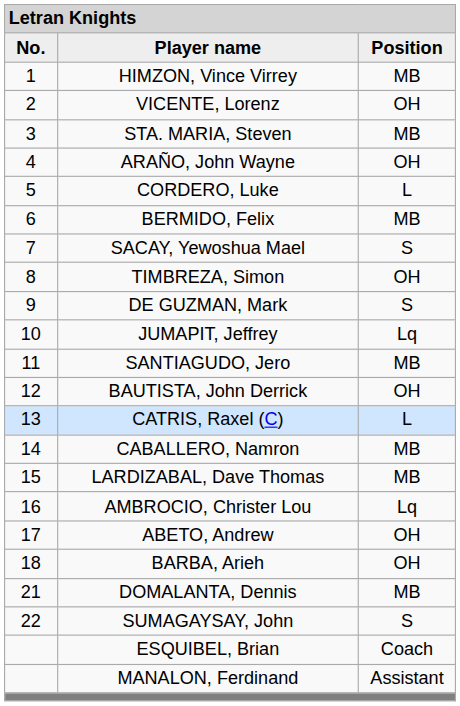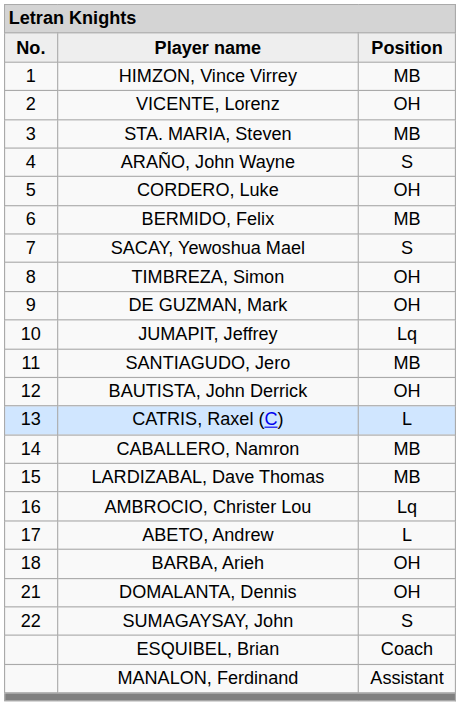(407, 162) OH -> (407, 162) S
(407, 190) L -> (407, 190) OH
(407, 305) S -> (407, 305) OH
(407, 534) OH -> (407, 534) L
(407, 592) MB -> (407, 592) OH
